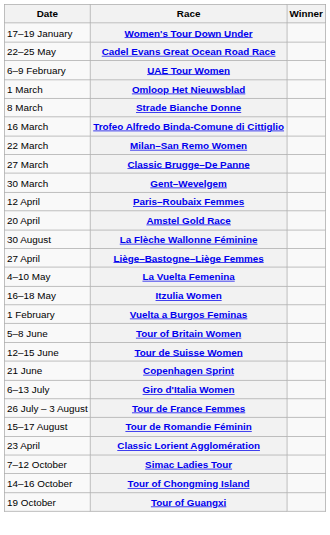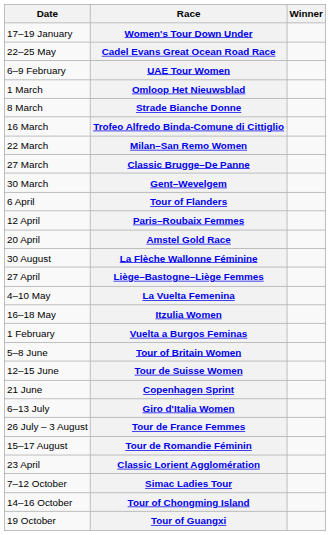+ row: (189, 202)
